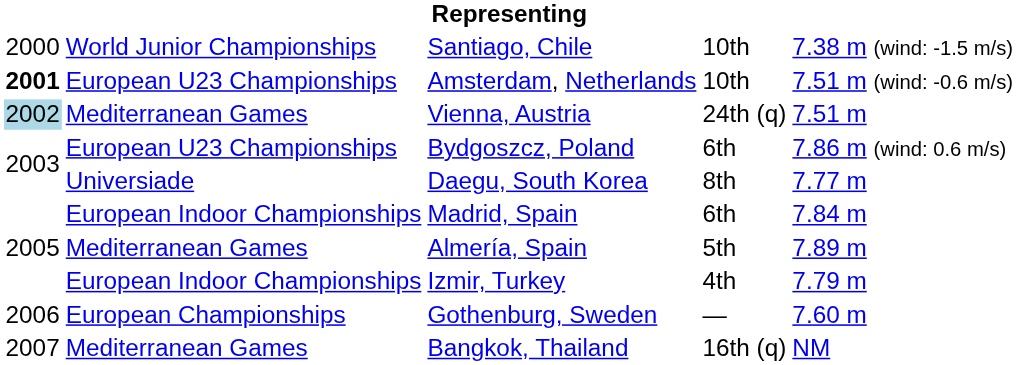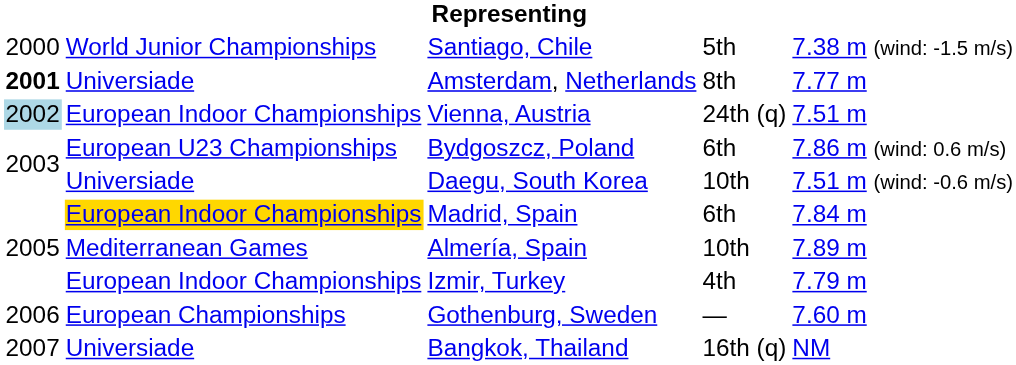(726, 47) 10th -> (719, 47) 5th
(231, 80) European U23 Championships -> (130, 80) Universiade
(726, 80) 10th -> (719, 80) 8th
(903, 80) 7.51 m (wind: -0.6 m/s) -> (830, 80) 7.77 m
(187, 114) Mediterranean Games -> (244, 114) European Indoor Championships
(719, 181) 8th -> (726, 181) 10th
(830, 181) 7.77 m -> (903, 181) 7.51 m (wind: -0.6 m/s)
(244, 214) no background -> (244, 214) gold background
(719, 248) 5th -> (726, 248) 10th
(187, 348) Mediterranean Games -> (130, 348) Universiade
